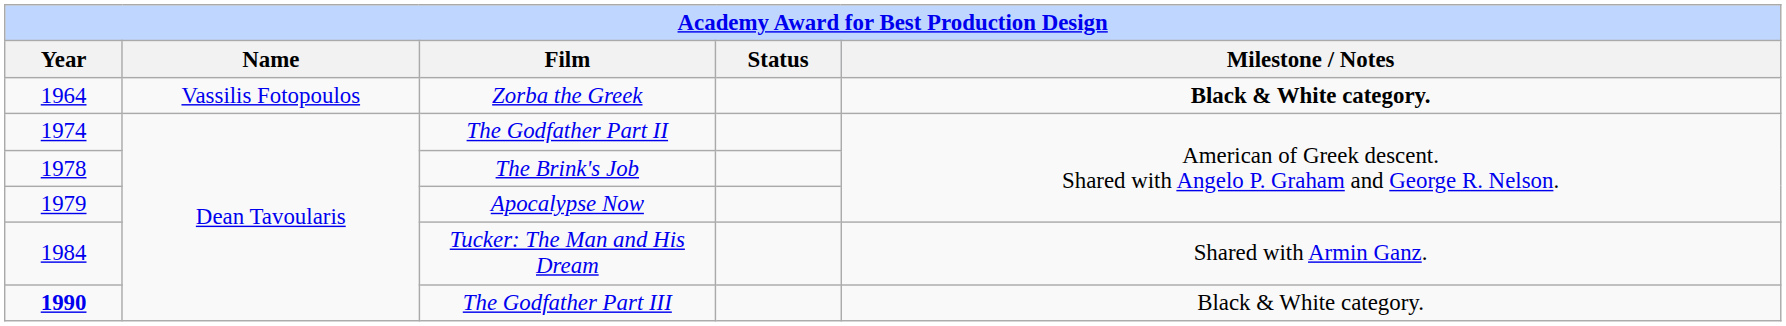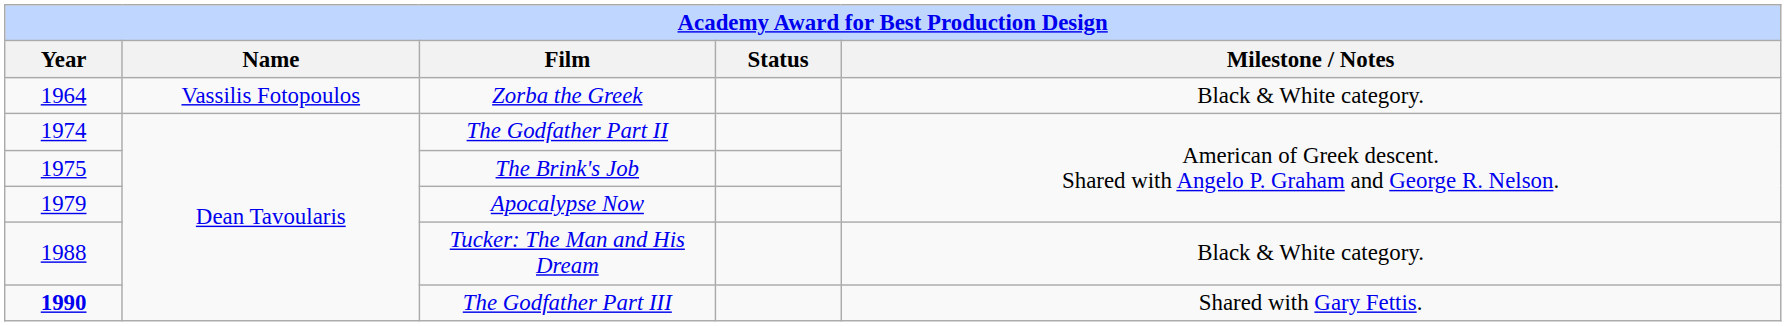(1311, 95) bold -> (1311, 95) normal
(64, 167) 1978 -> (64, 167) 1975
(64, 253) 1984 -> (64, 253) 1988
(1311, 253) Shared with Armin Ganz. -> (1311, 253) Black & White category.
(1311, 302) Black & White category. -> (1311, 302) Shared with Gary Fettis.
